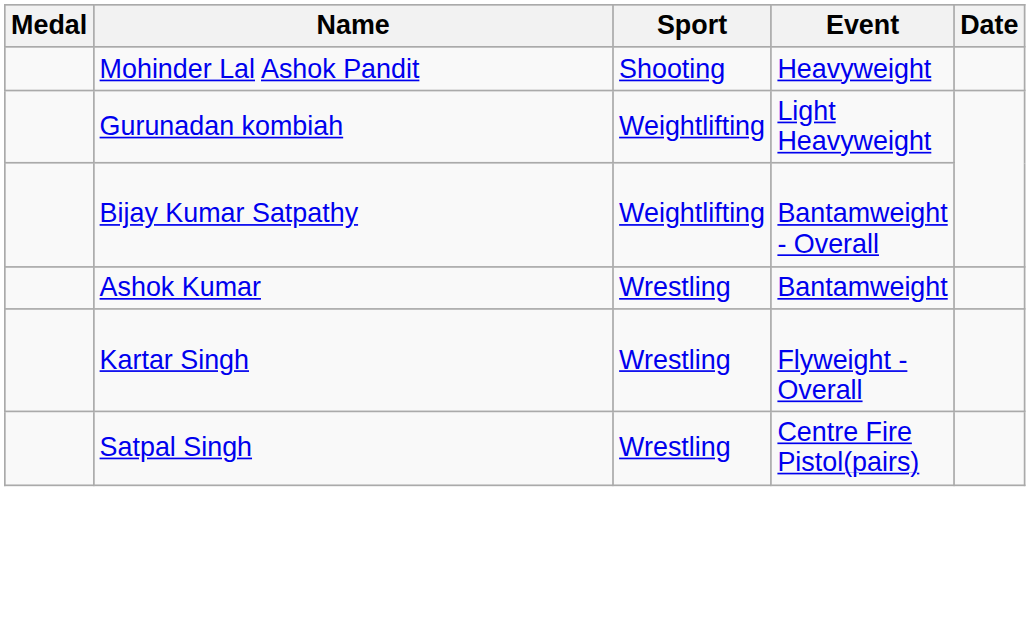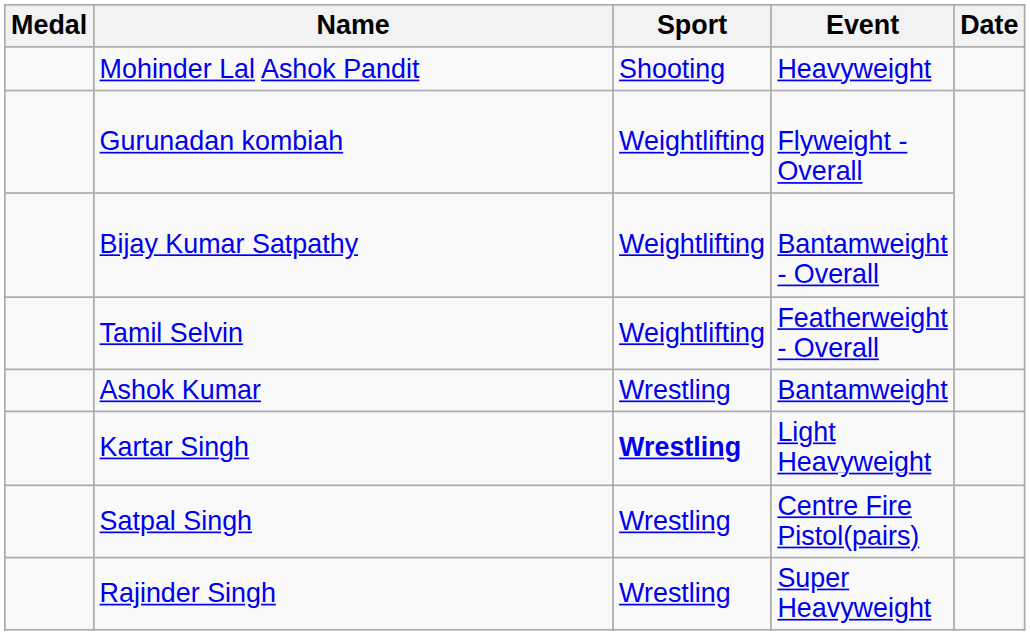(854, 126) Light Heavyweight -> (842, 156) Flyweight - Overall
+ row: (171, 332)
(675, 359) normal -> (680, 447) bold
(842, 375) Flyweight - Overall -> (854, 447) Light Heavyweight
+ row: (188, 593)
